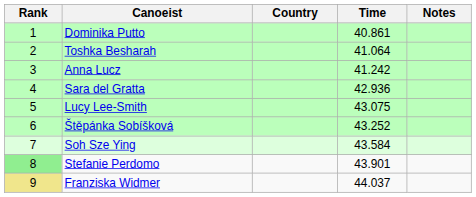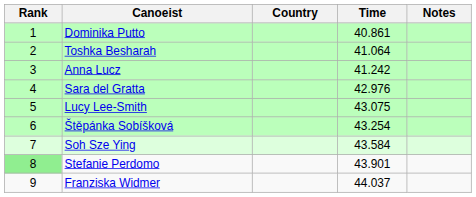(372, 88) 42.936 -> (372, 88) 42.976
(372, 126) 43.252 -> (372, 126) 43.254
(33, 182) khaki background -> (33, 182) no background
